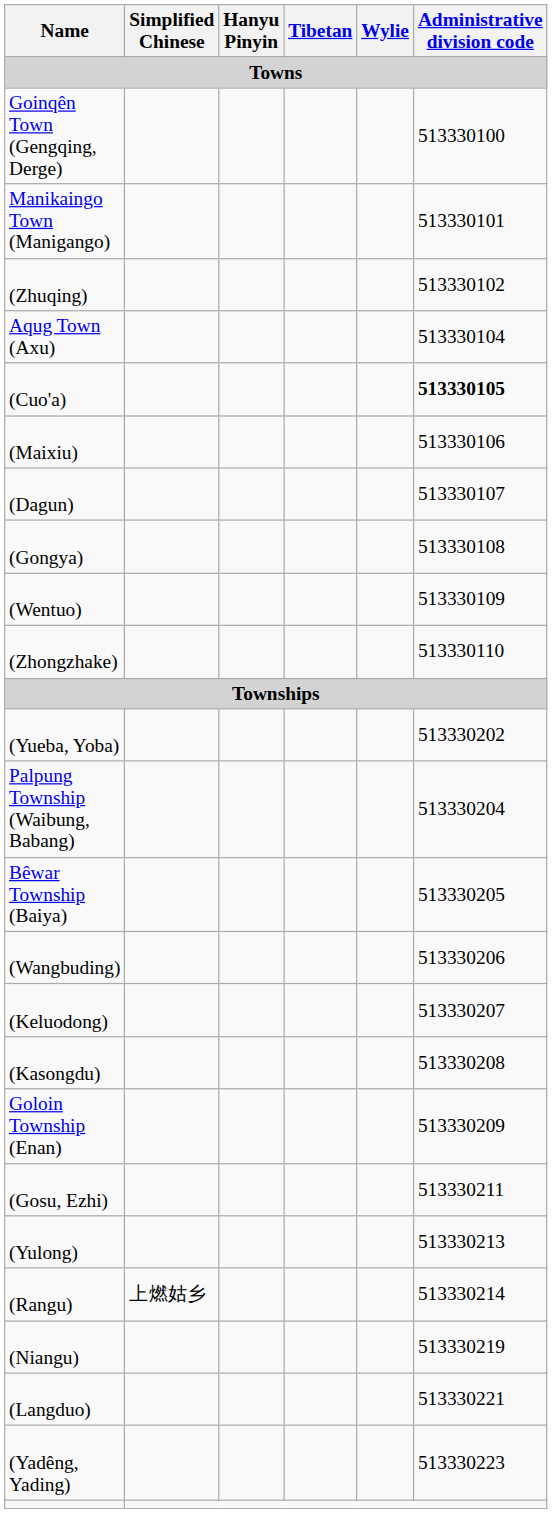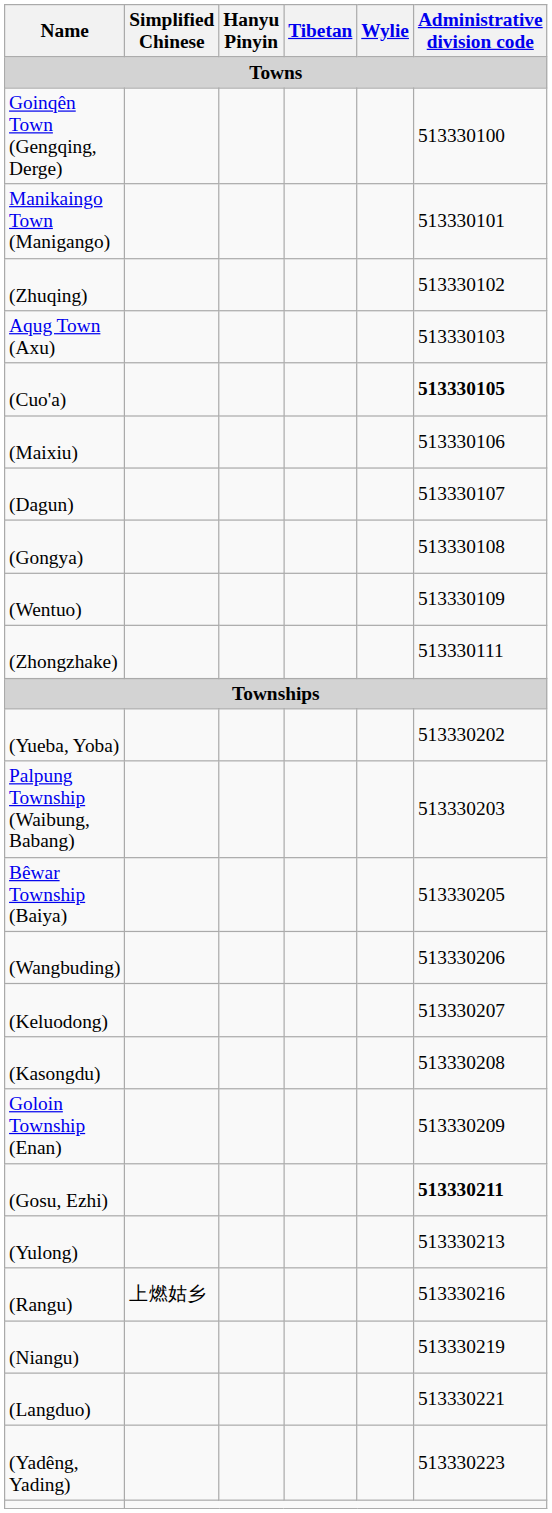(461, 336) 513330104 -> (461, 336) 513330103
(461, 651) 513330110 -> (461, 651) 513330111
(461, 809) 513330204 -> (461, 809) 513330203
(461, 1189) normal -> (461, 1189) bold
(461, 1294) 513330214 -> (461, 1294) 513330216
